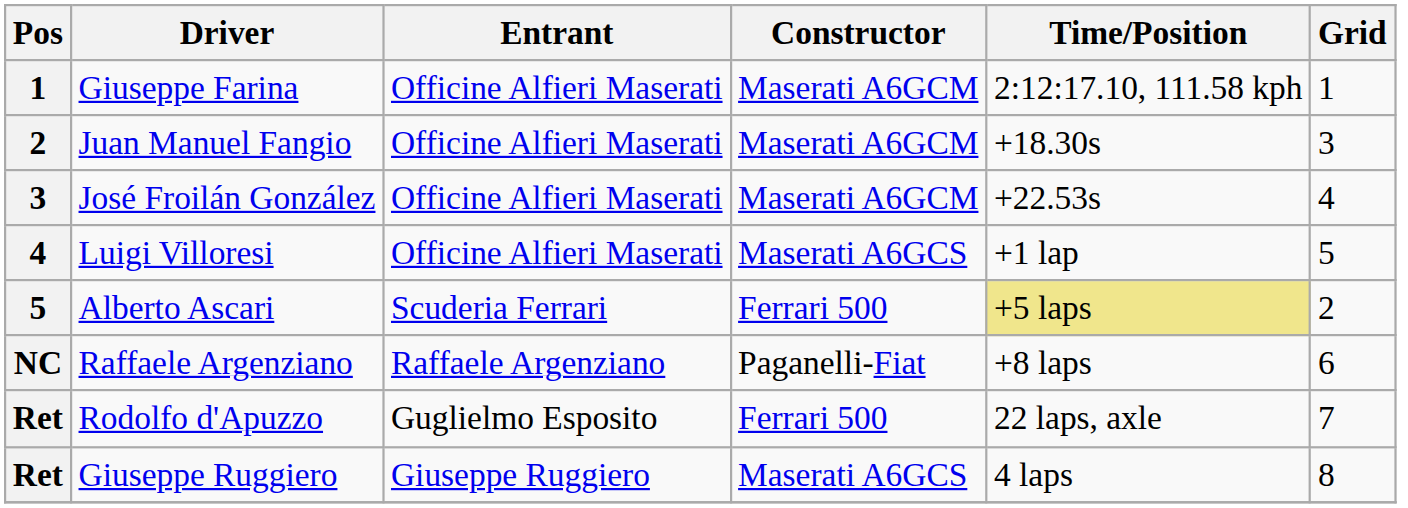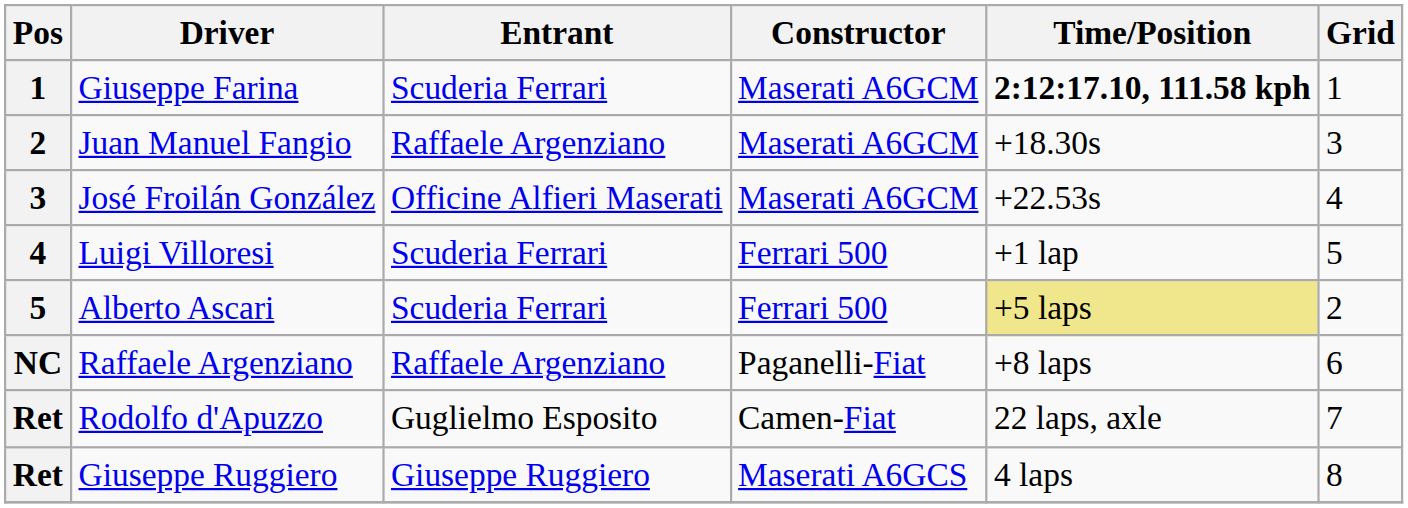(557, 87) Officine Alfieri Maserati -> (499, 87) Scuderia Ferrari
(1148, 87) normal -> (1152, 87) bold
(557, 142) Officine Alfieri Maserati -> (528, 142) Raffaele Argenziano
(557, 252) Officine Alfieri Maserati -> (499, 252) Scuderia Ferrari
(853, 252) Maserati A6GCS -> (813, 252) Ferrari 500
(813, 418) Ferrari 500 -> (817, 418) Camen-Fiat
